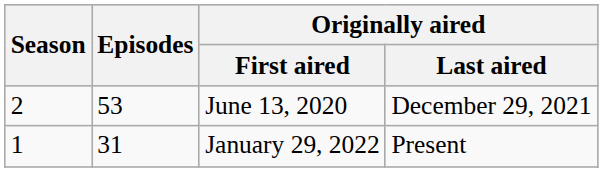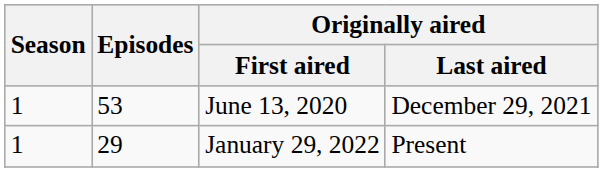(17, 105) 2 -> (17, 105) 1
(110, 145) 31 -> (110, 145) 29
